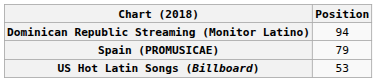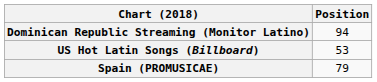rows swapped: (159, 50) <-> (159, 68)
